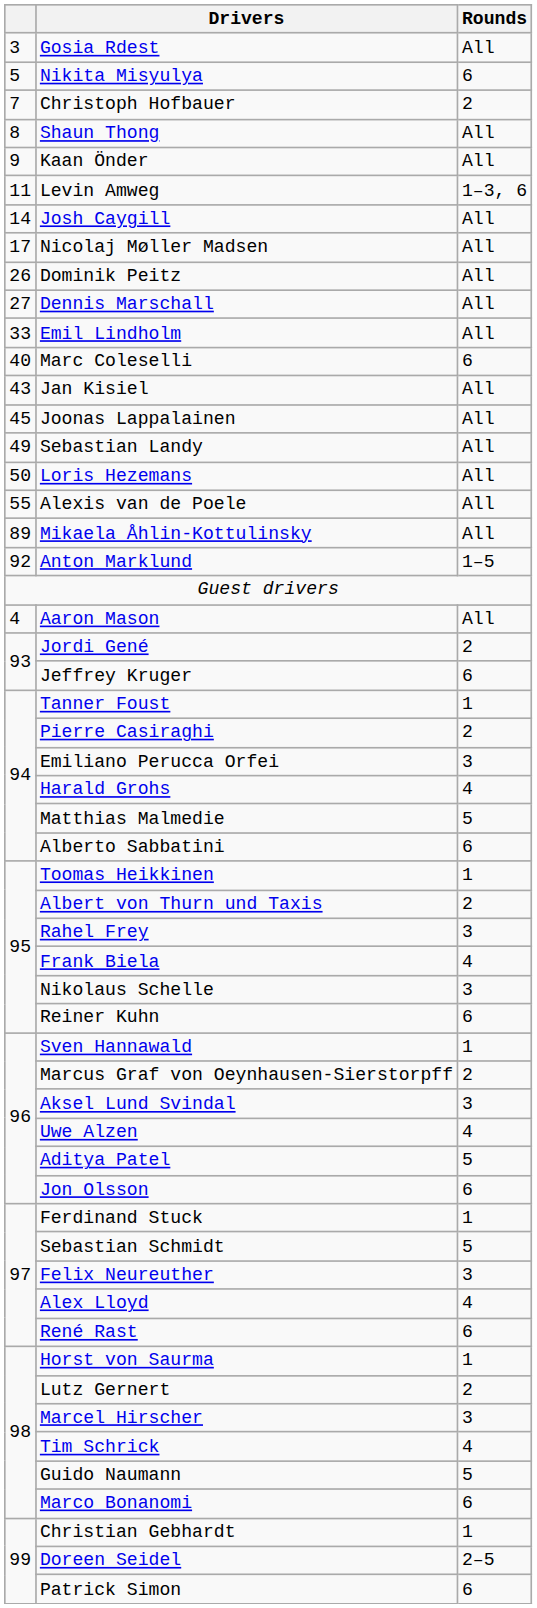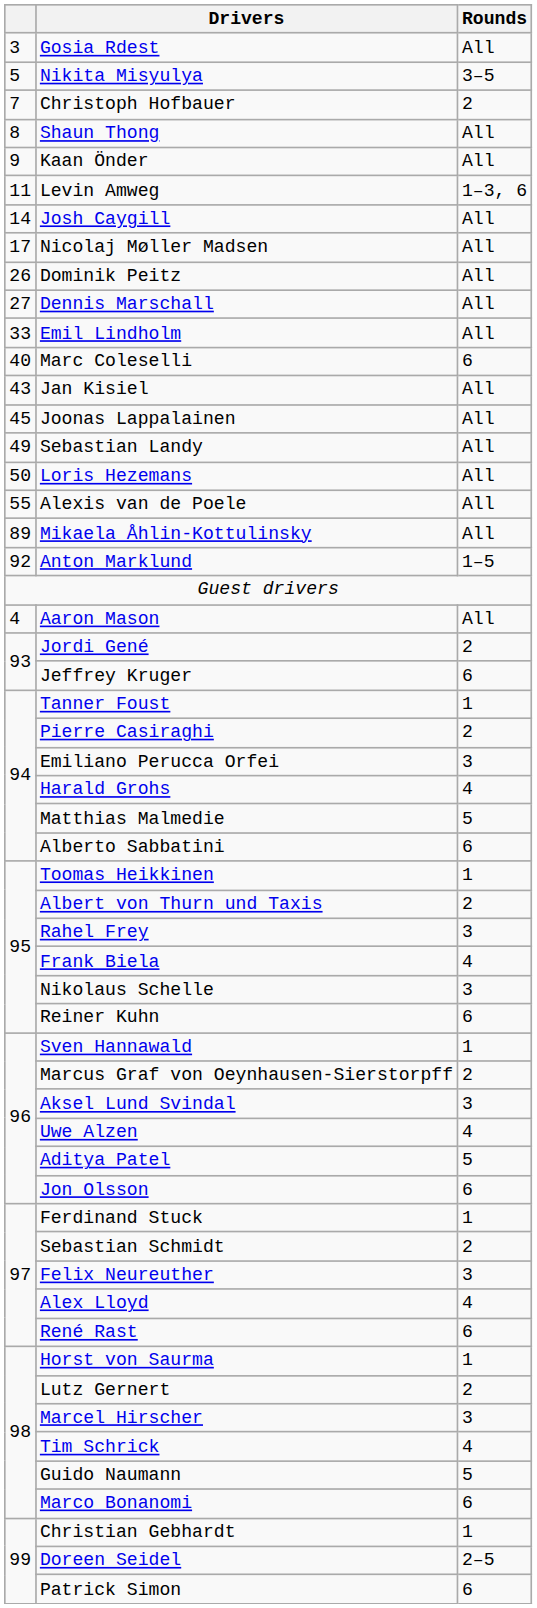(467, 76) 6 -> (478, 76) 3–5
(467, 1247) 5 -> (467, 1247) 2
